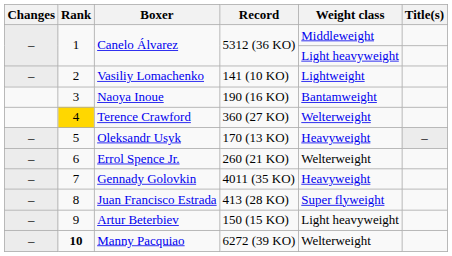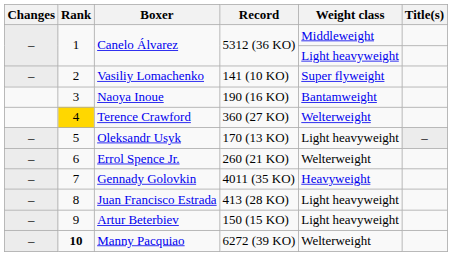(333, 76) Lightweight -> (343, 76) Super flyweight
(336, 138) Heavyweight -> (350, 138) Light heavyweight
(343, 199) Super flyweight -> (350, 199) Light heavyweight
